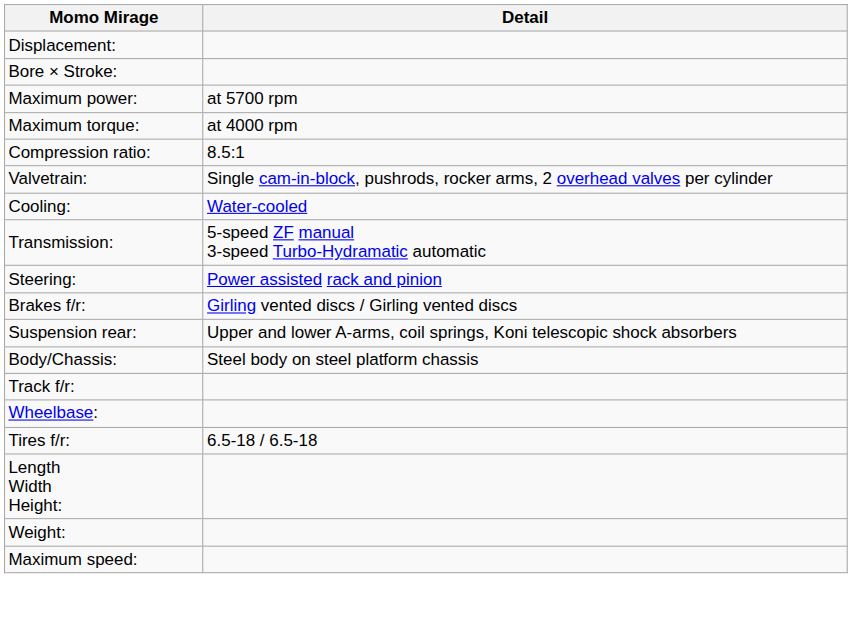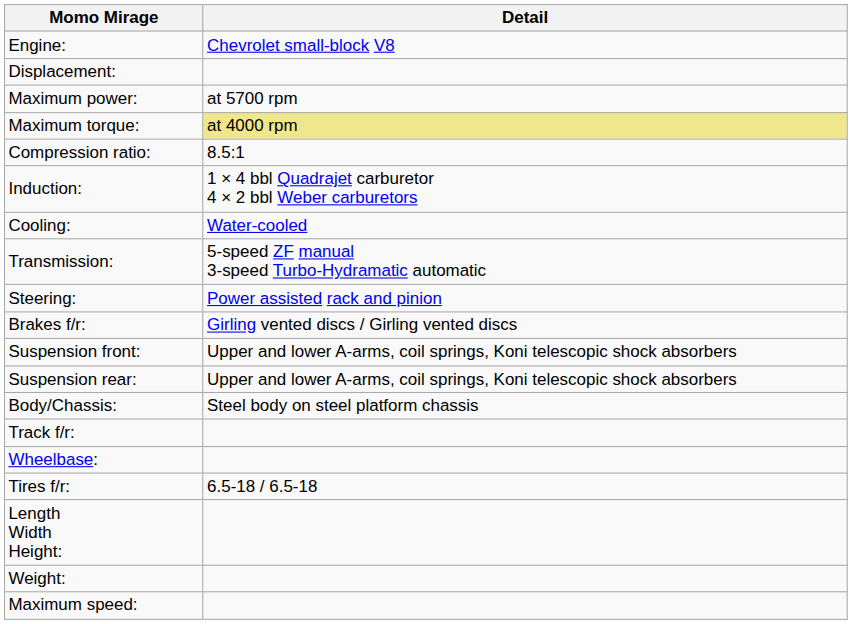+ row: (37, 44)
- row: (63, 71)
(252, 125) no background -> (252, 125) khaki background
- row: (50, 179)
+ row: (48, 188)
+ row: (74, 351)
